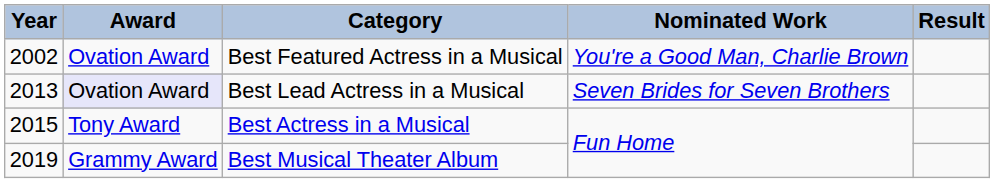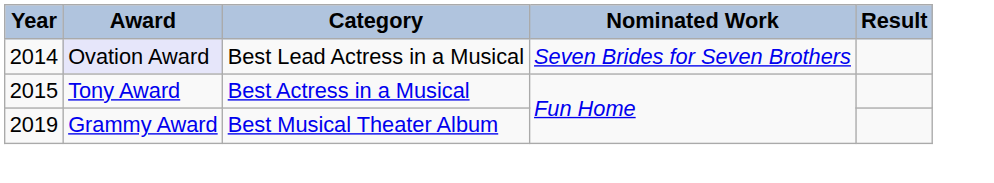- row: (395, 56)
(34, 90) 2013 -> (34, 56) 2014
